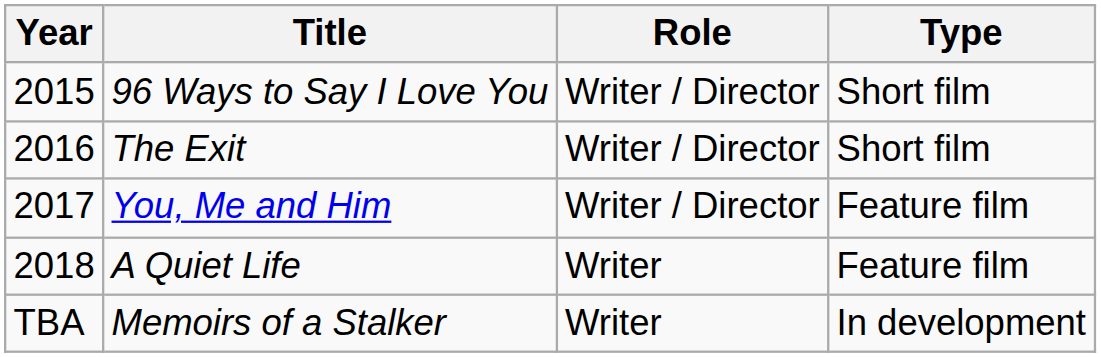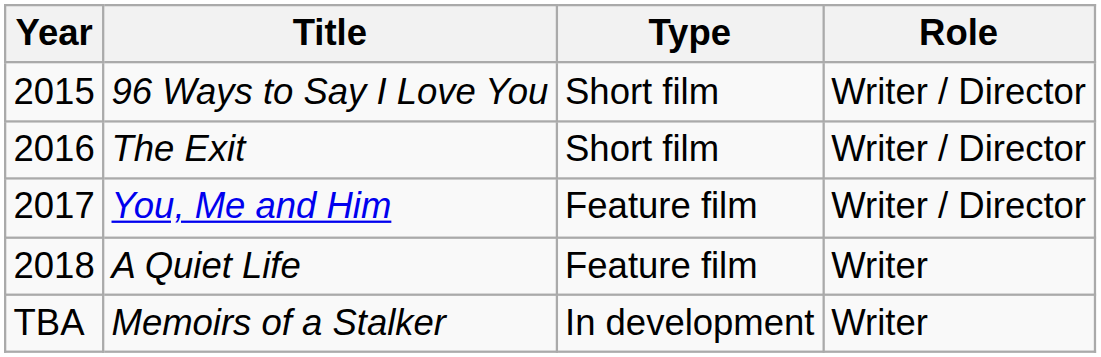columns swapped: (692, 33) <-> (961, 33)
